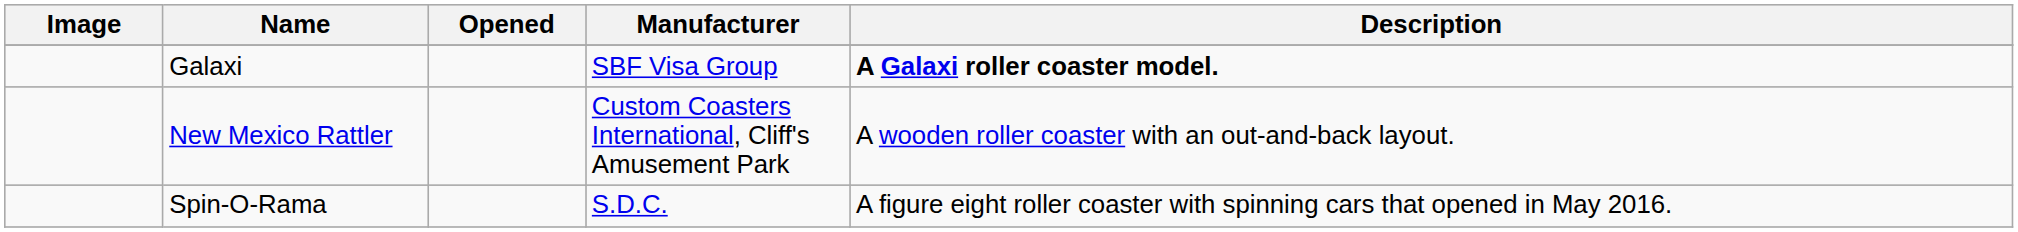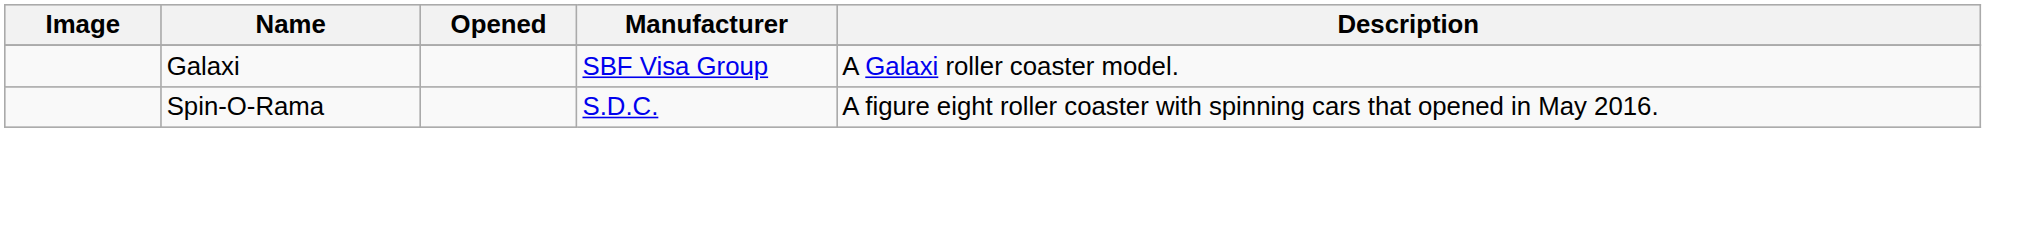(1037, 65) bold -> (1011, 65) normal
- row: (281, 135)
